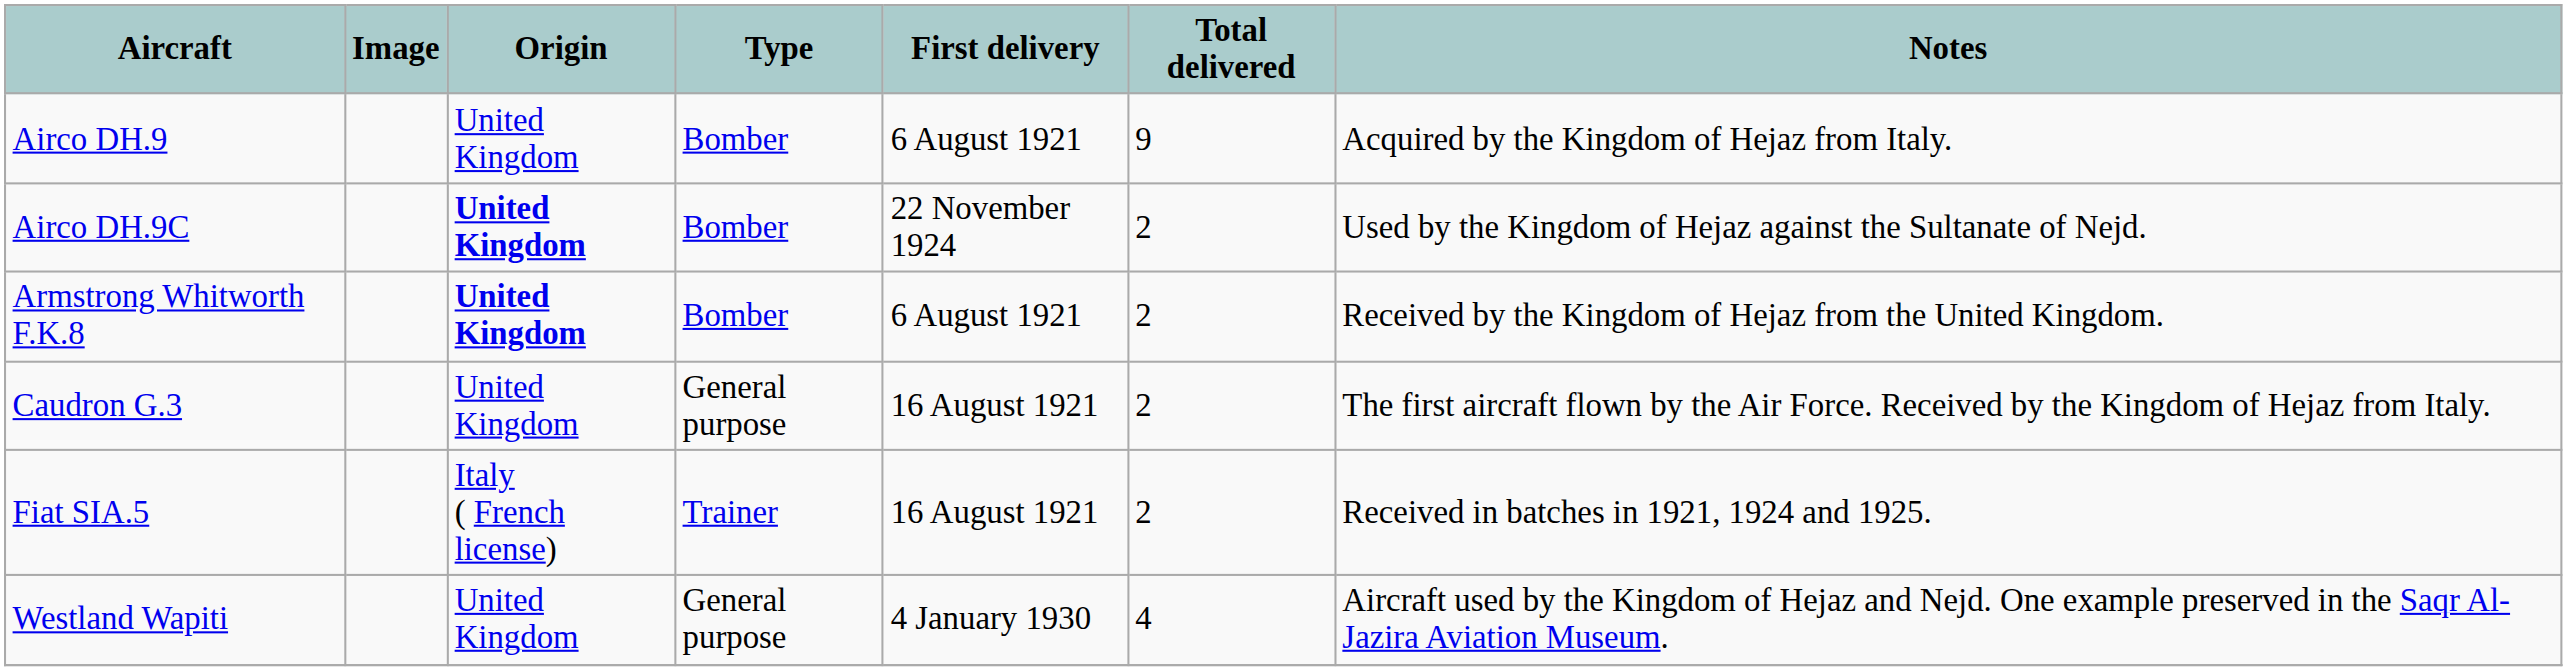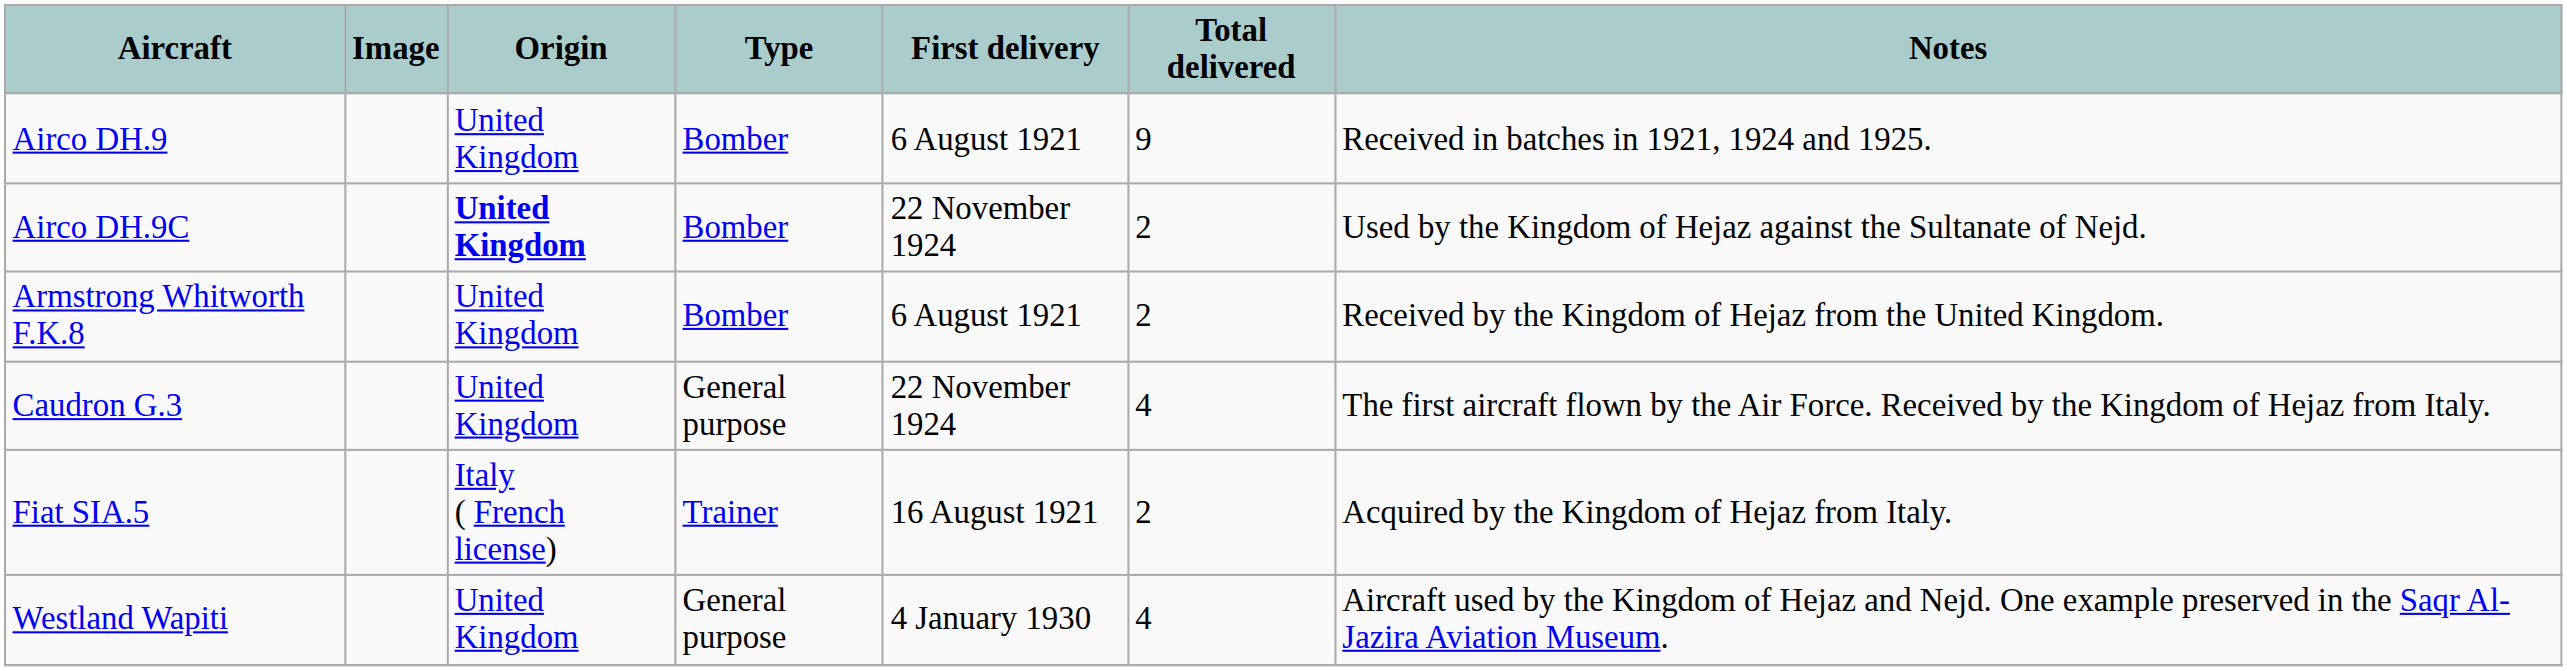(1647, 137) Acquired by the Kingdom of Hejaz from Italy. -> (1637, 137) Received in batches in 1921, 1924 and 1925.
(520, 315) bold -> (517, 315) normal
(995, 404) 16 August 1921 -> (980, 404) 22 November 1924
(1143, 404) 2 -> (1143, 404) 4
(1637, 512) Received in batches in 1921, 1924 and 1925. -> (1647, 512) Acquired by the Kingdom of Hejaz from Italy.
